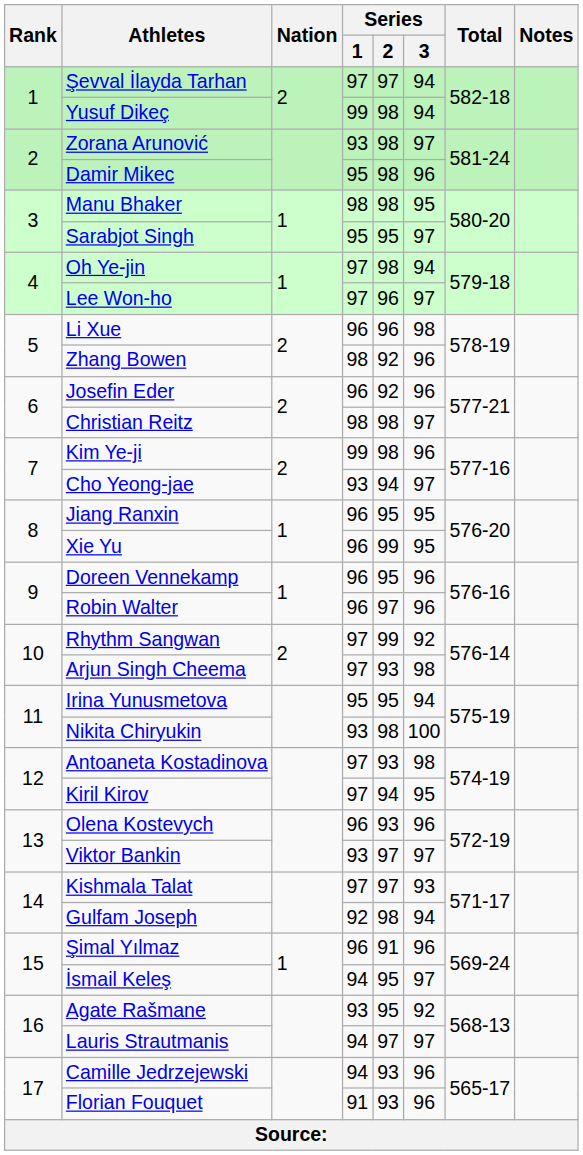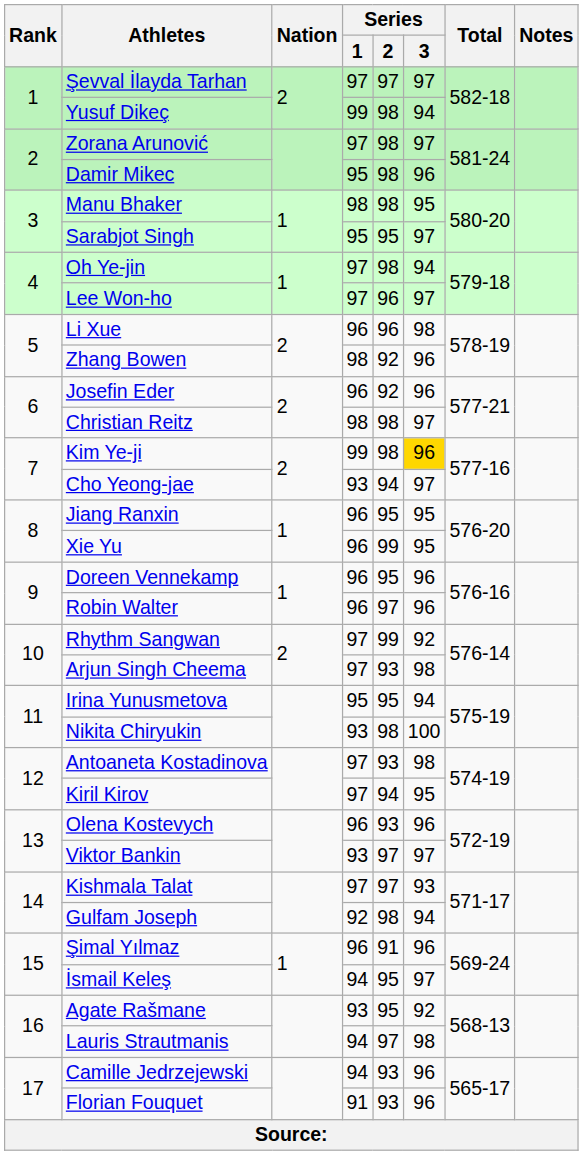(424, 81) 94 -> (424, 81) 97
(357, 143) 93 -> (357, 143) 97
(424, 453) no background -> (424, 453) gold background
(424, 1041) 97 -> (424, 1041) 98
